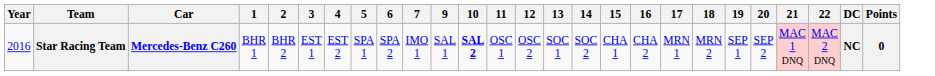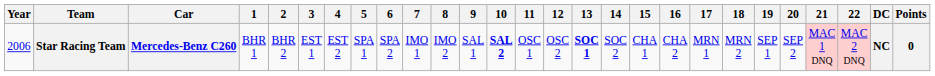+ column: (445, 13)
(19, 46) 2016 -> (19, 46) 2006
(558, 46) normal -> (587, 46) bold
